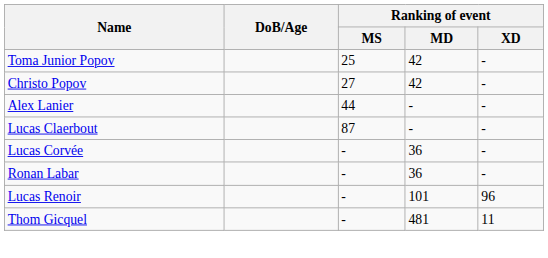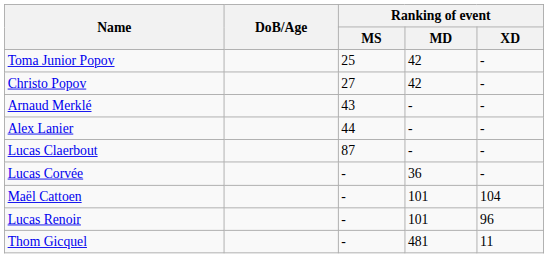+ row: (50, 106)
- row: (43, 173)
+ row: (45, 196)
